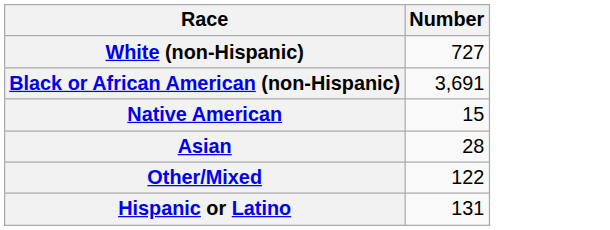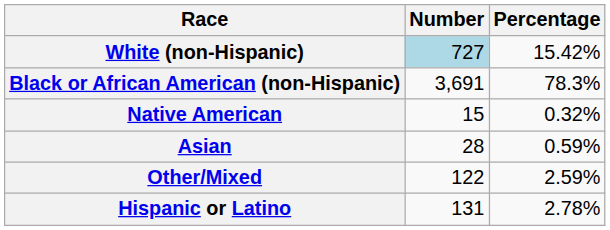+ column: (547, 20)
(468, 51) no background -> (468, 51) lightblue background
